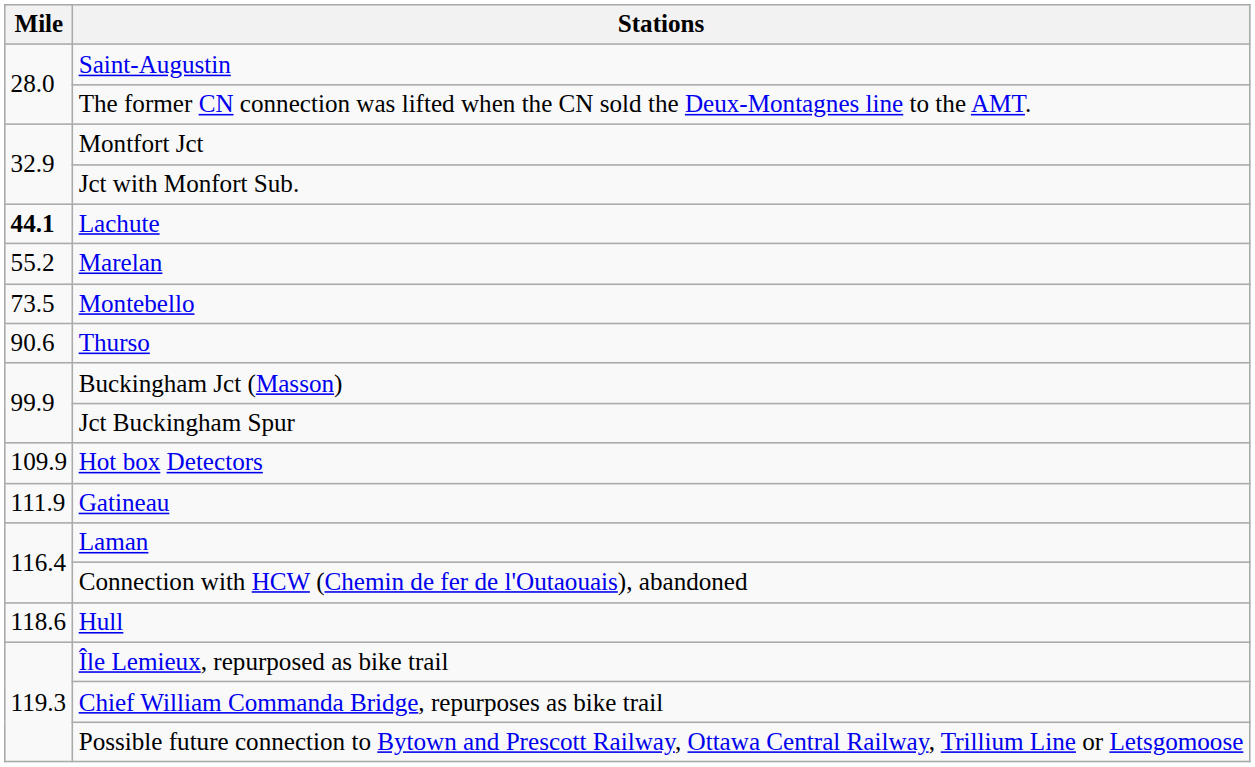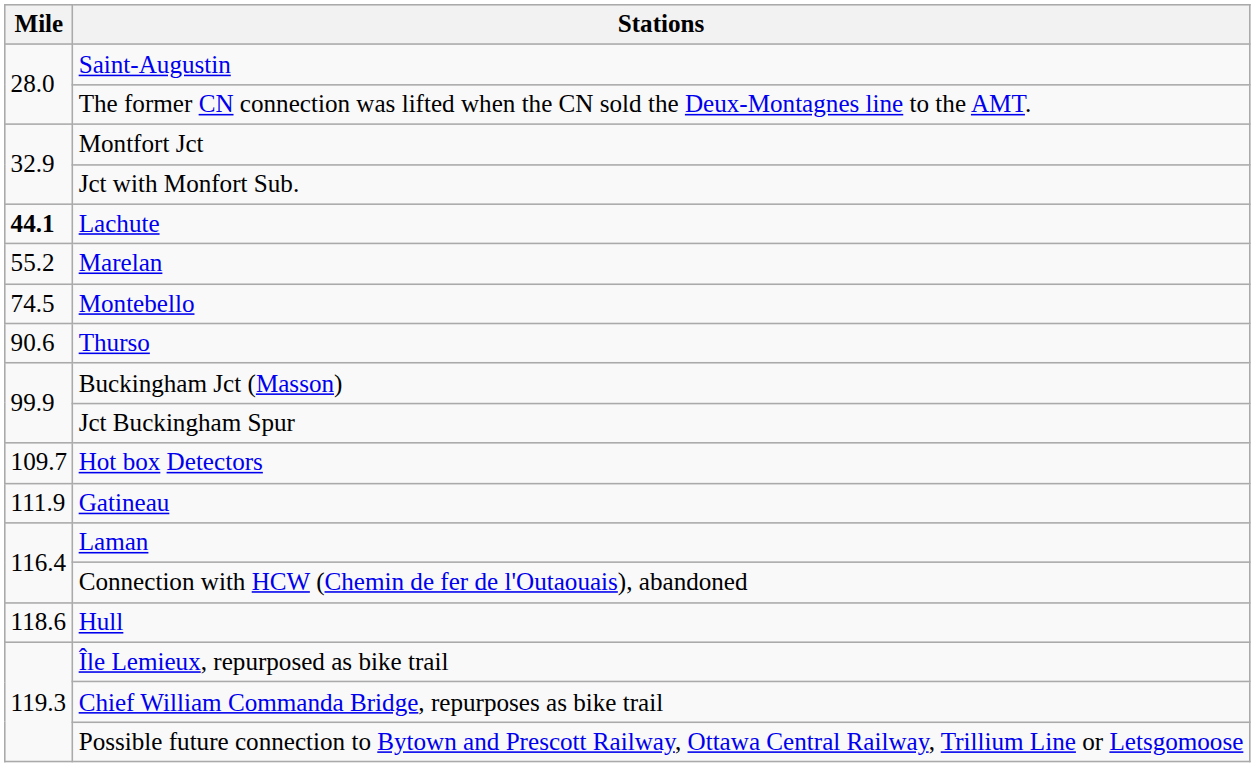(33, 303) 73.5 -> (33, 303) 74.5
(39, 462) 109.9 -> (39, 462) 109.7
